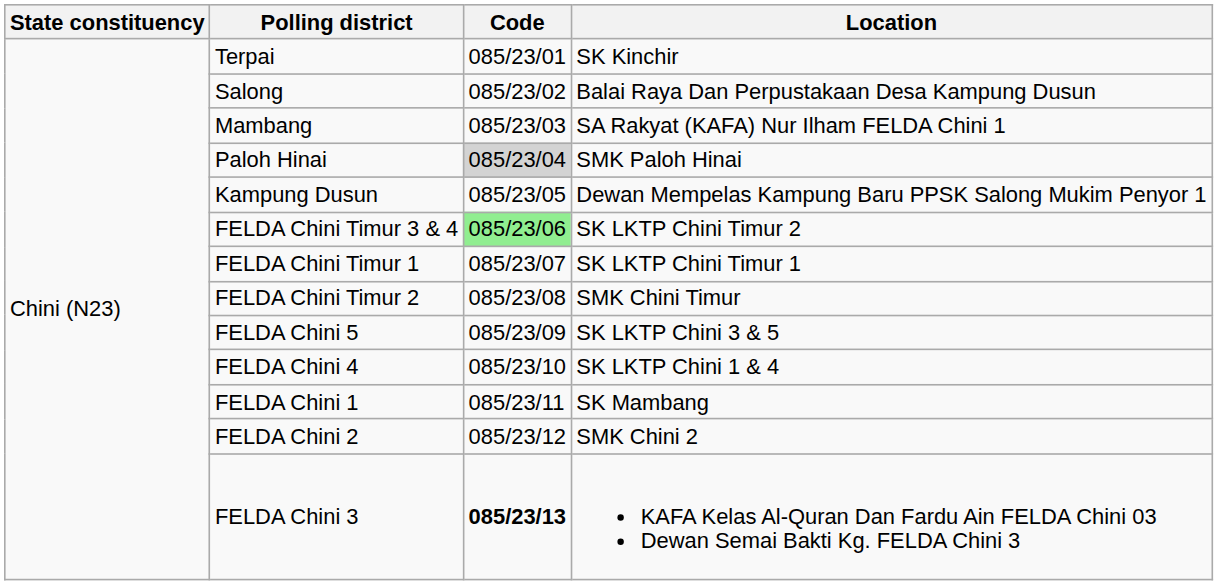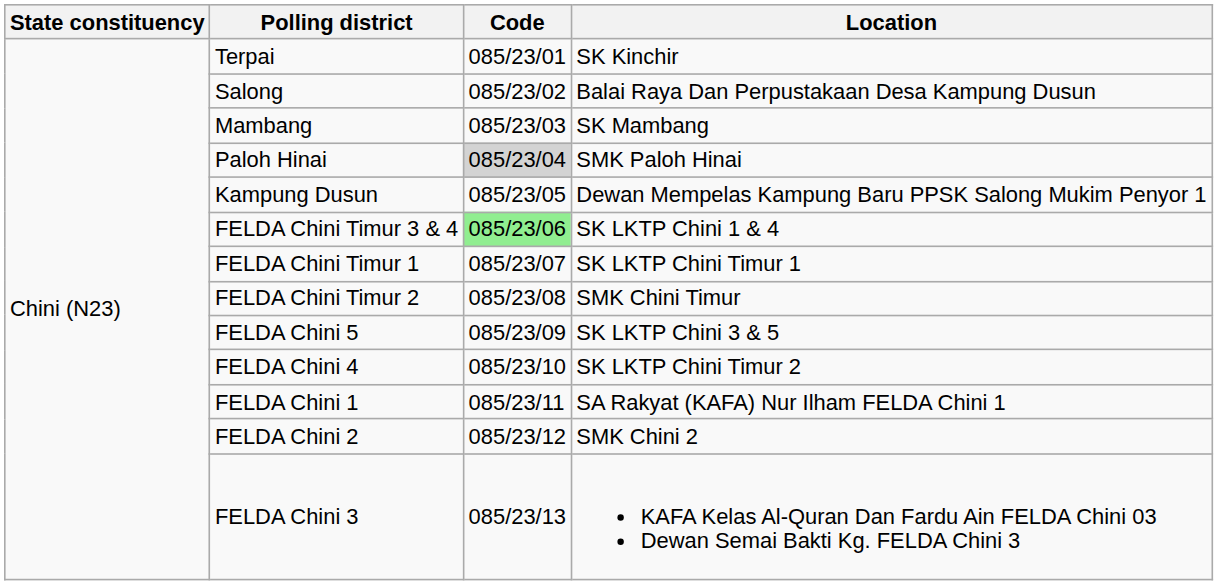(791, 125) SA Rakyat (KAFA) Nur Ilham FELDA Chini 1 -> (643, 125) SK Mambang
(689, 229) SK LKTP Chini Timur 2 -> (678, 229) SK LKTP Chini 1 & 4
(678, 367) SK LKTP Chini 1 & 4 -> (689, 367) SK LKTP Chini Timur 2
(643, 401) SK Mambang -> (791, 401) SA Rakyat (KAFA) Nur Ilham FELDA Chini 1
(517, 516) bold -> (517, 516) normal
